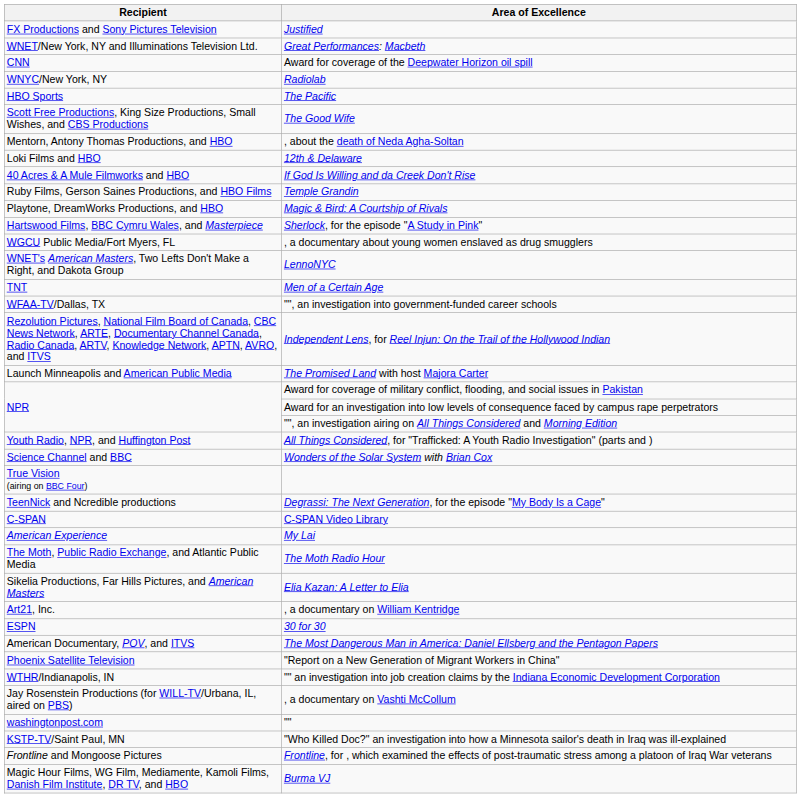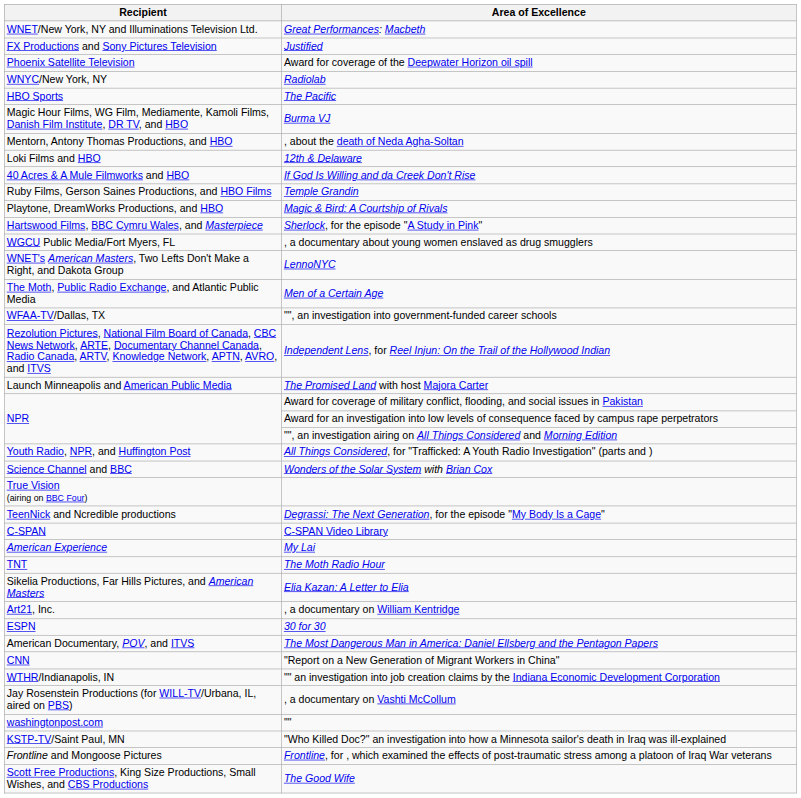rows swapped: (303, 29) <-> (355, 46)
(18, 63) CNN -> (71, 63) Phoenix Satellite Television
rows swapped: (307, 778) <-> (319, 119)
(17, 287) TNT -> (133, 293) The Moth, Public Radio Exchange, and Atlantic Public Media
(133, 559) The Moth, Public Radio Exchange, and Atlantic Public Media -> (17, 564) TNT
(71, 660) Phoenix Satellite Television -> (18, 660) CNN
